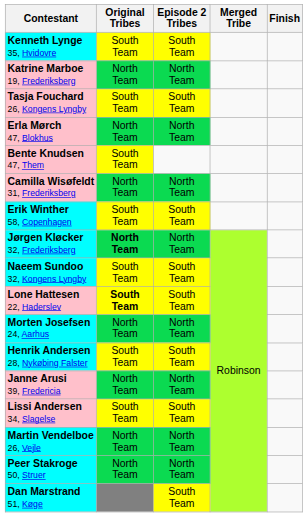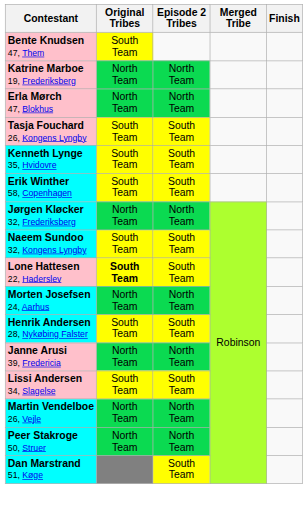rows swapped: (46, 159) <-> (45, 46)
rows swapped: (47, 103) <-> (34, 131)
- row: (51, 187)
(125, 244) bold -> (125, 215) normal
